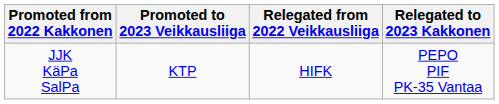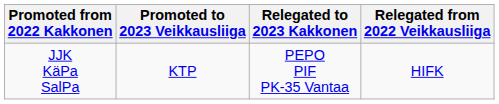columns swapped: (316, 24) <-> (438, 24)
